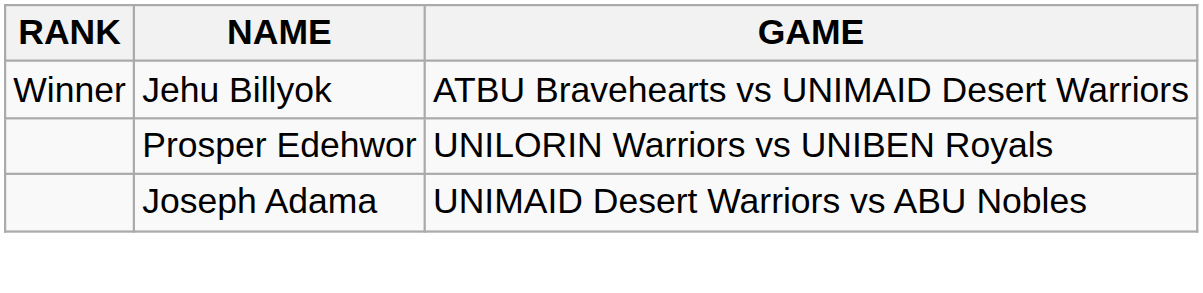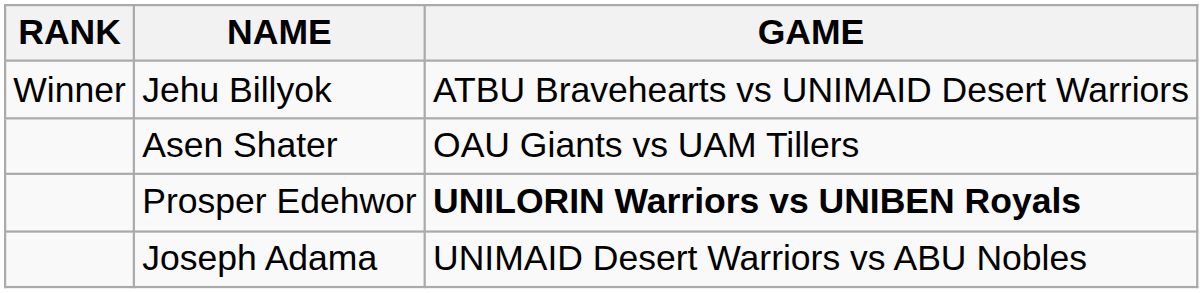+ row: (240, 145)
(743, 145) normal -> (757, 201) bold
